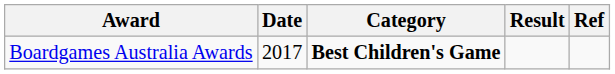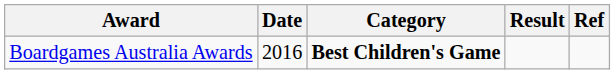(282, 52) 2017 -> (282, 52) 2016
